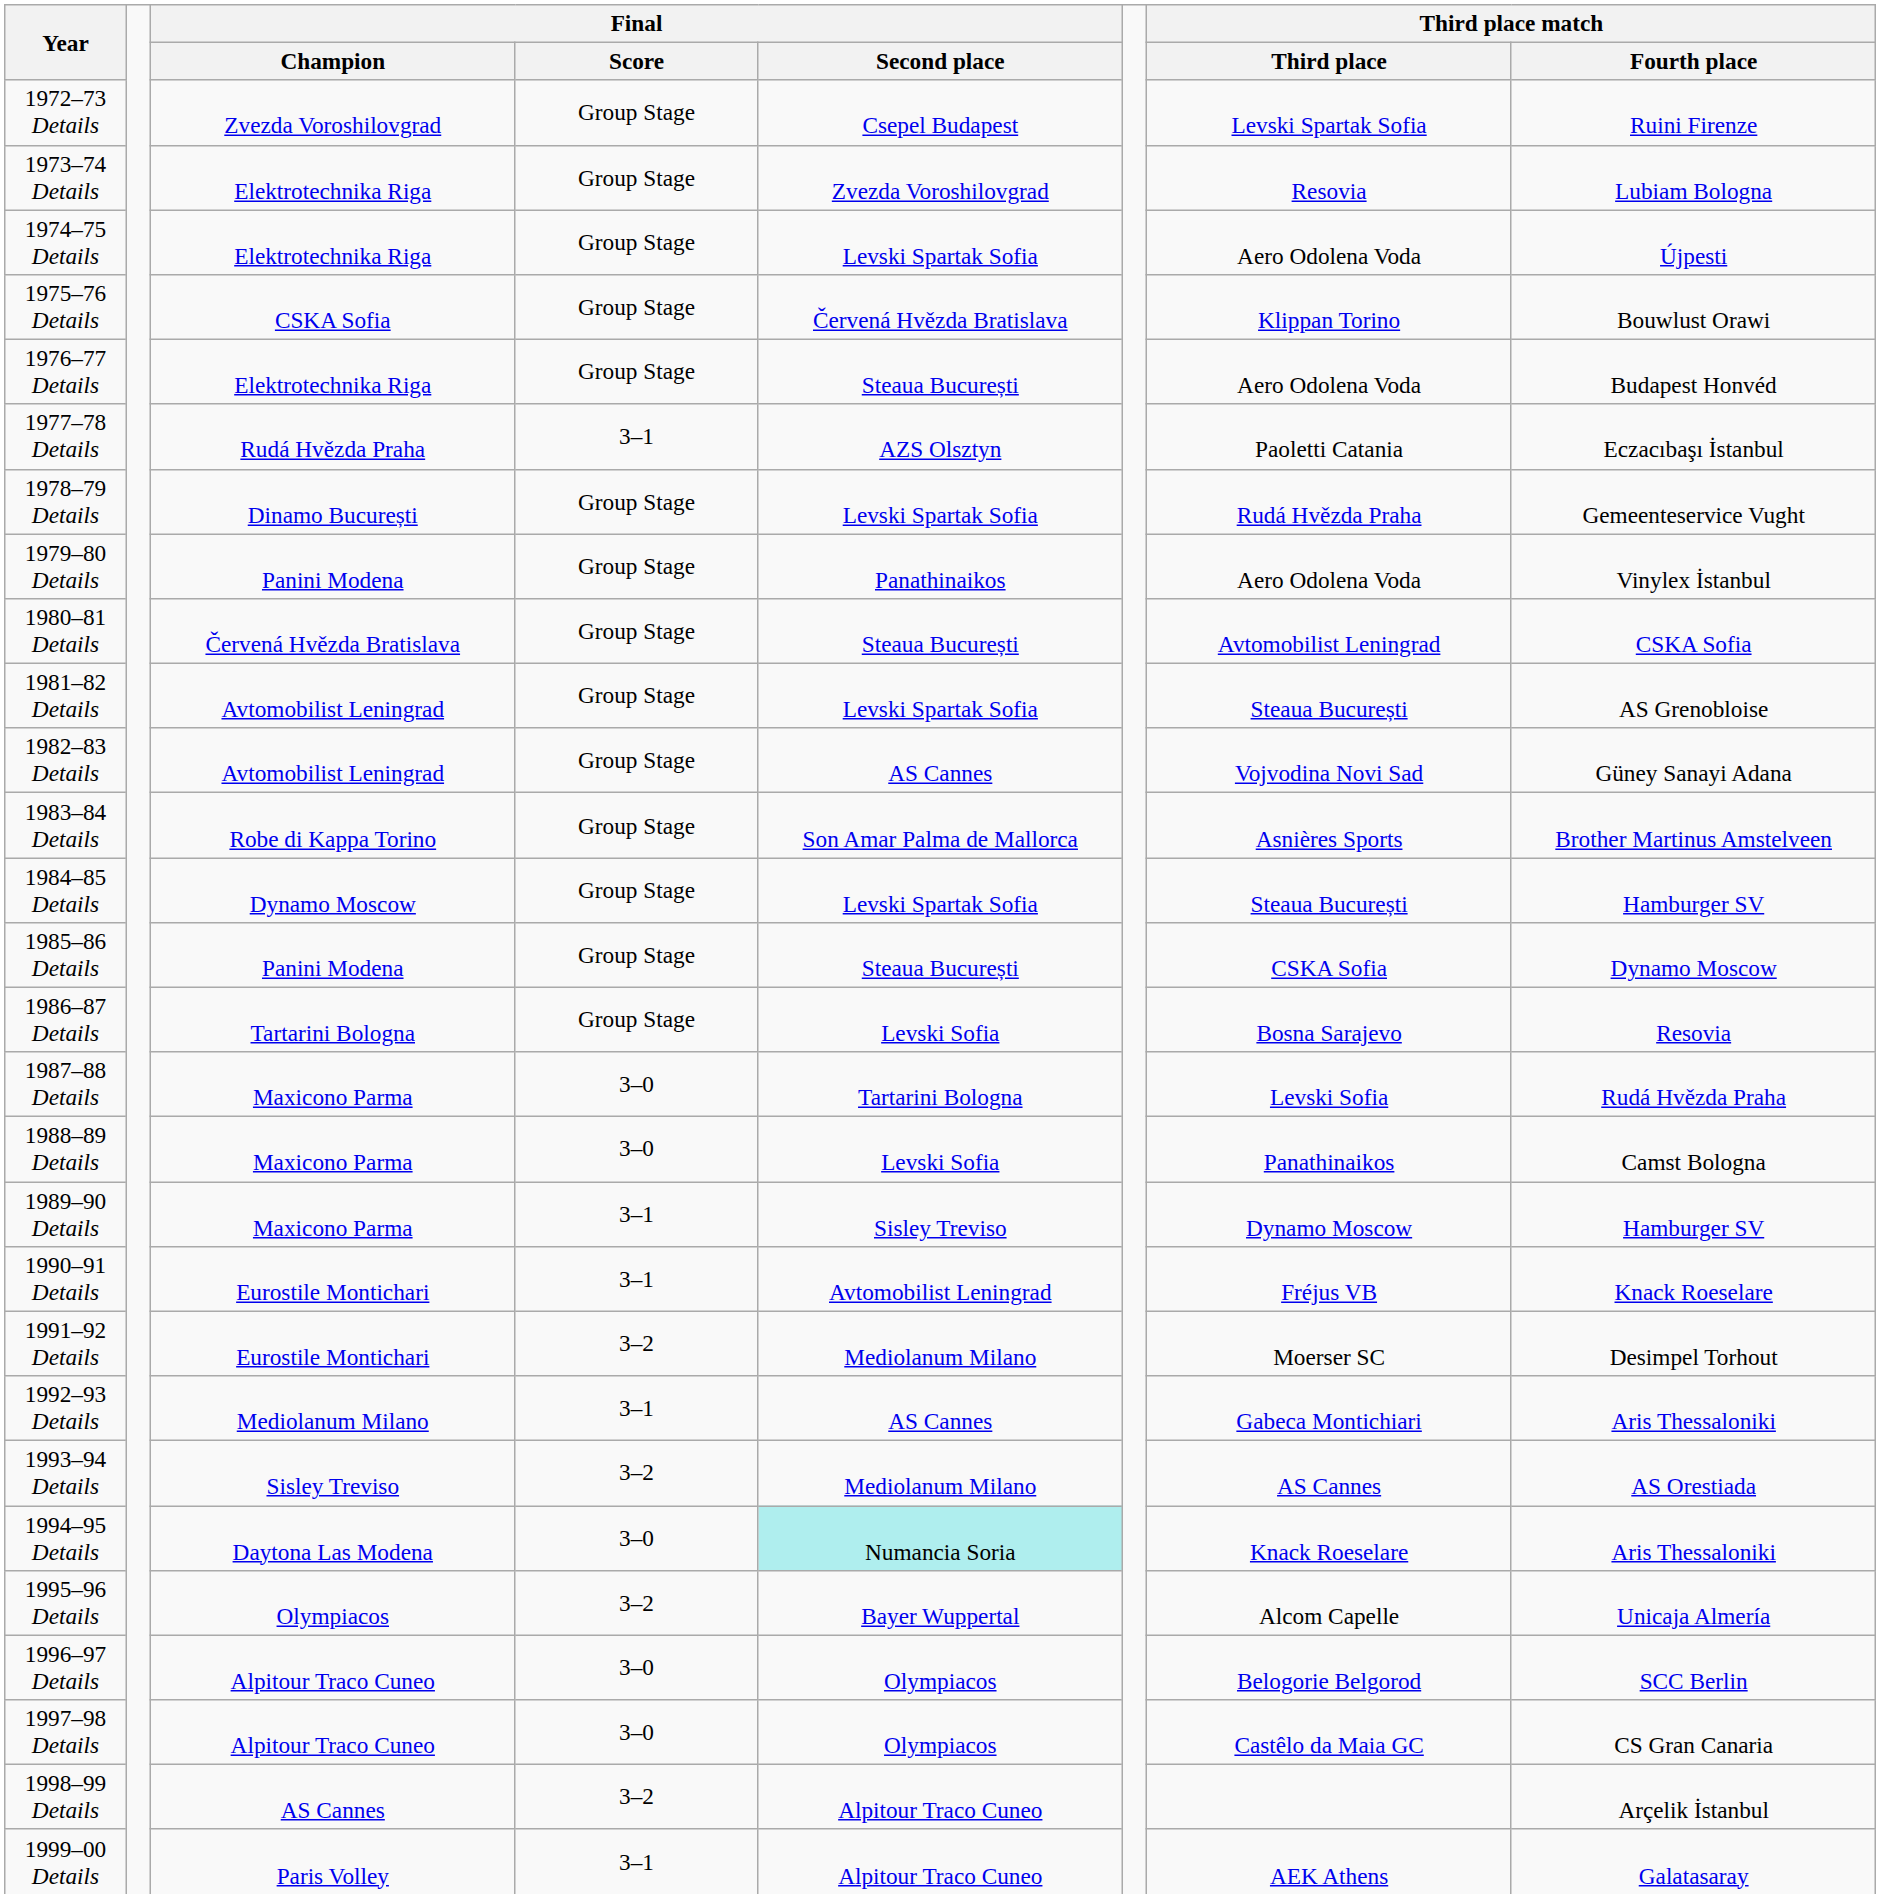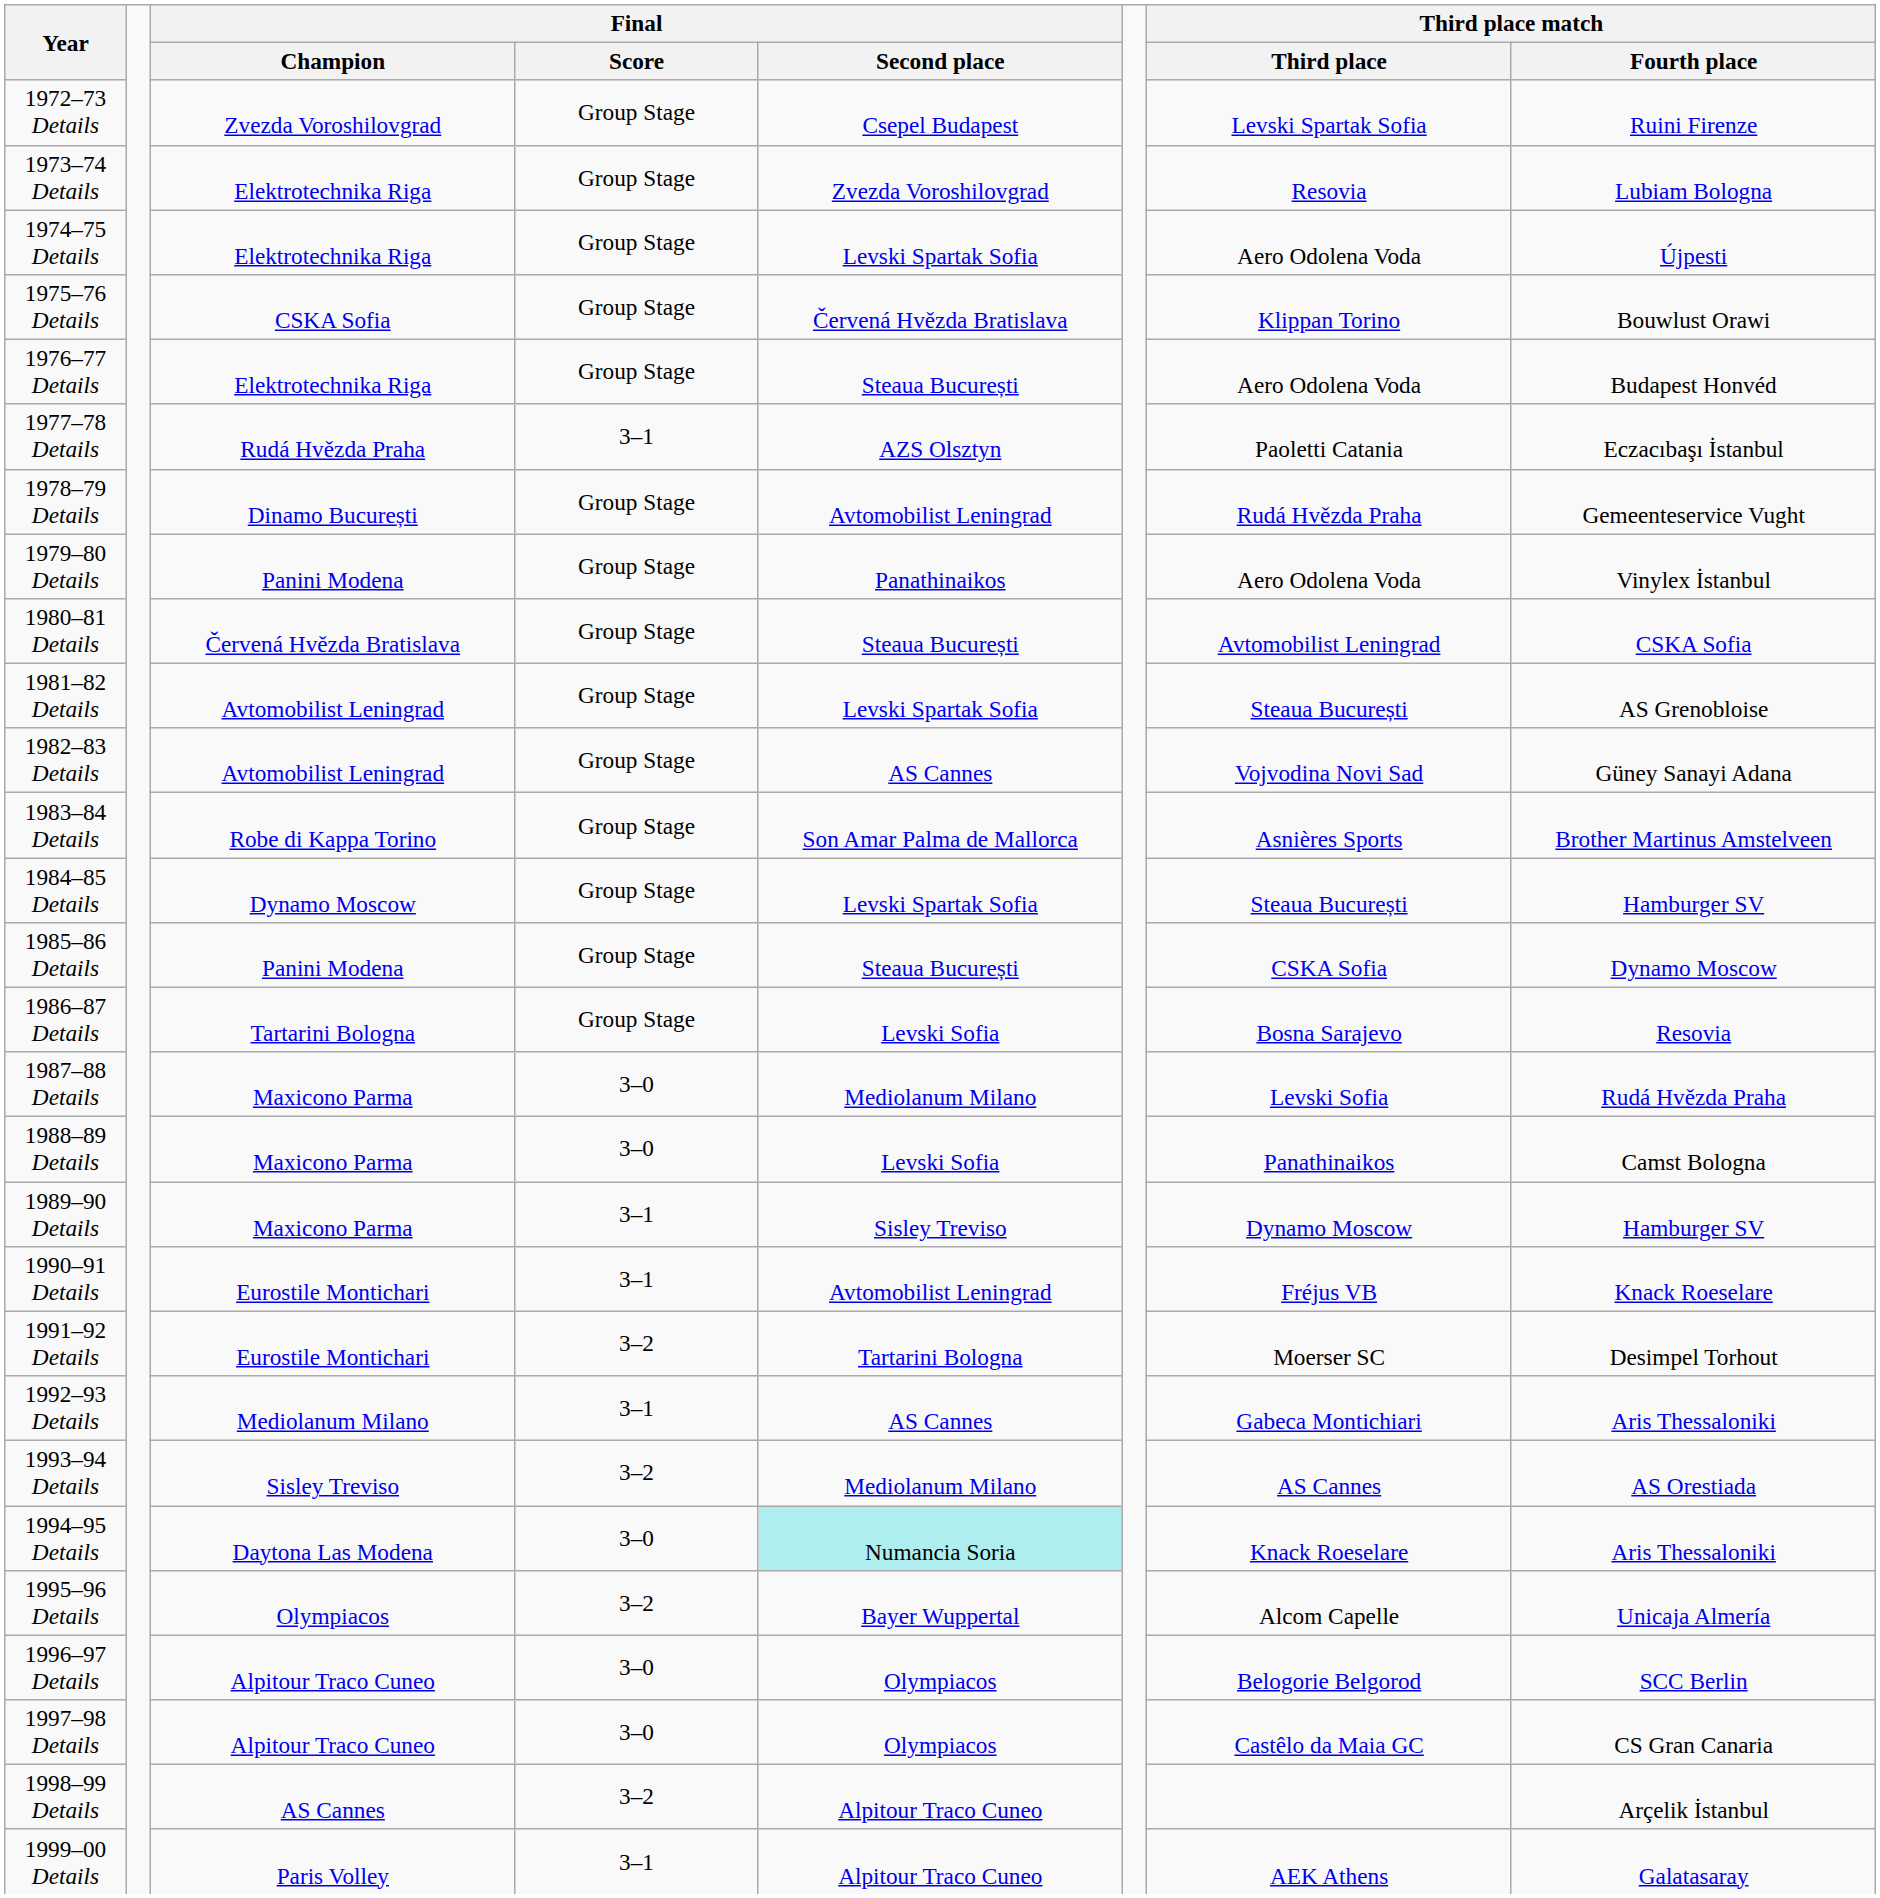(940, 514) Levski Spartak Sofia -> (940, 514) Avtomobilist Leningrad
(940, 1097) Tartarini Bologna -> (940, 1097) Mediolanum Milano
(940, 1356) Mediolanum Milano -> (940, 1356) Tartarini Bologna
